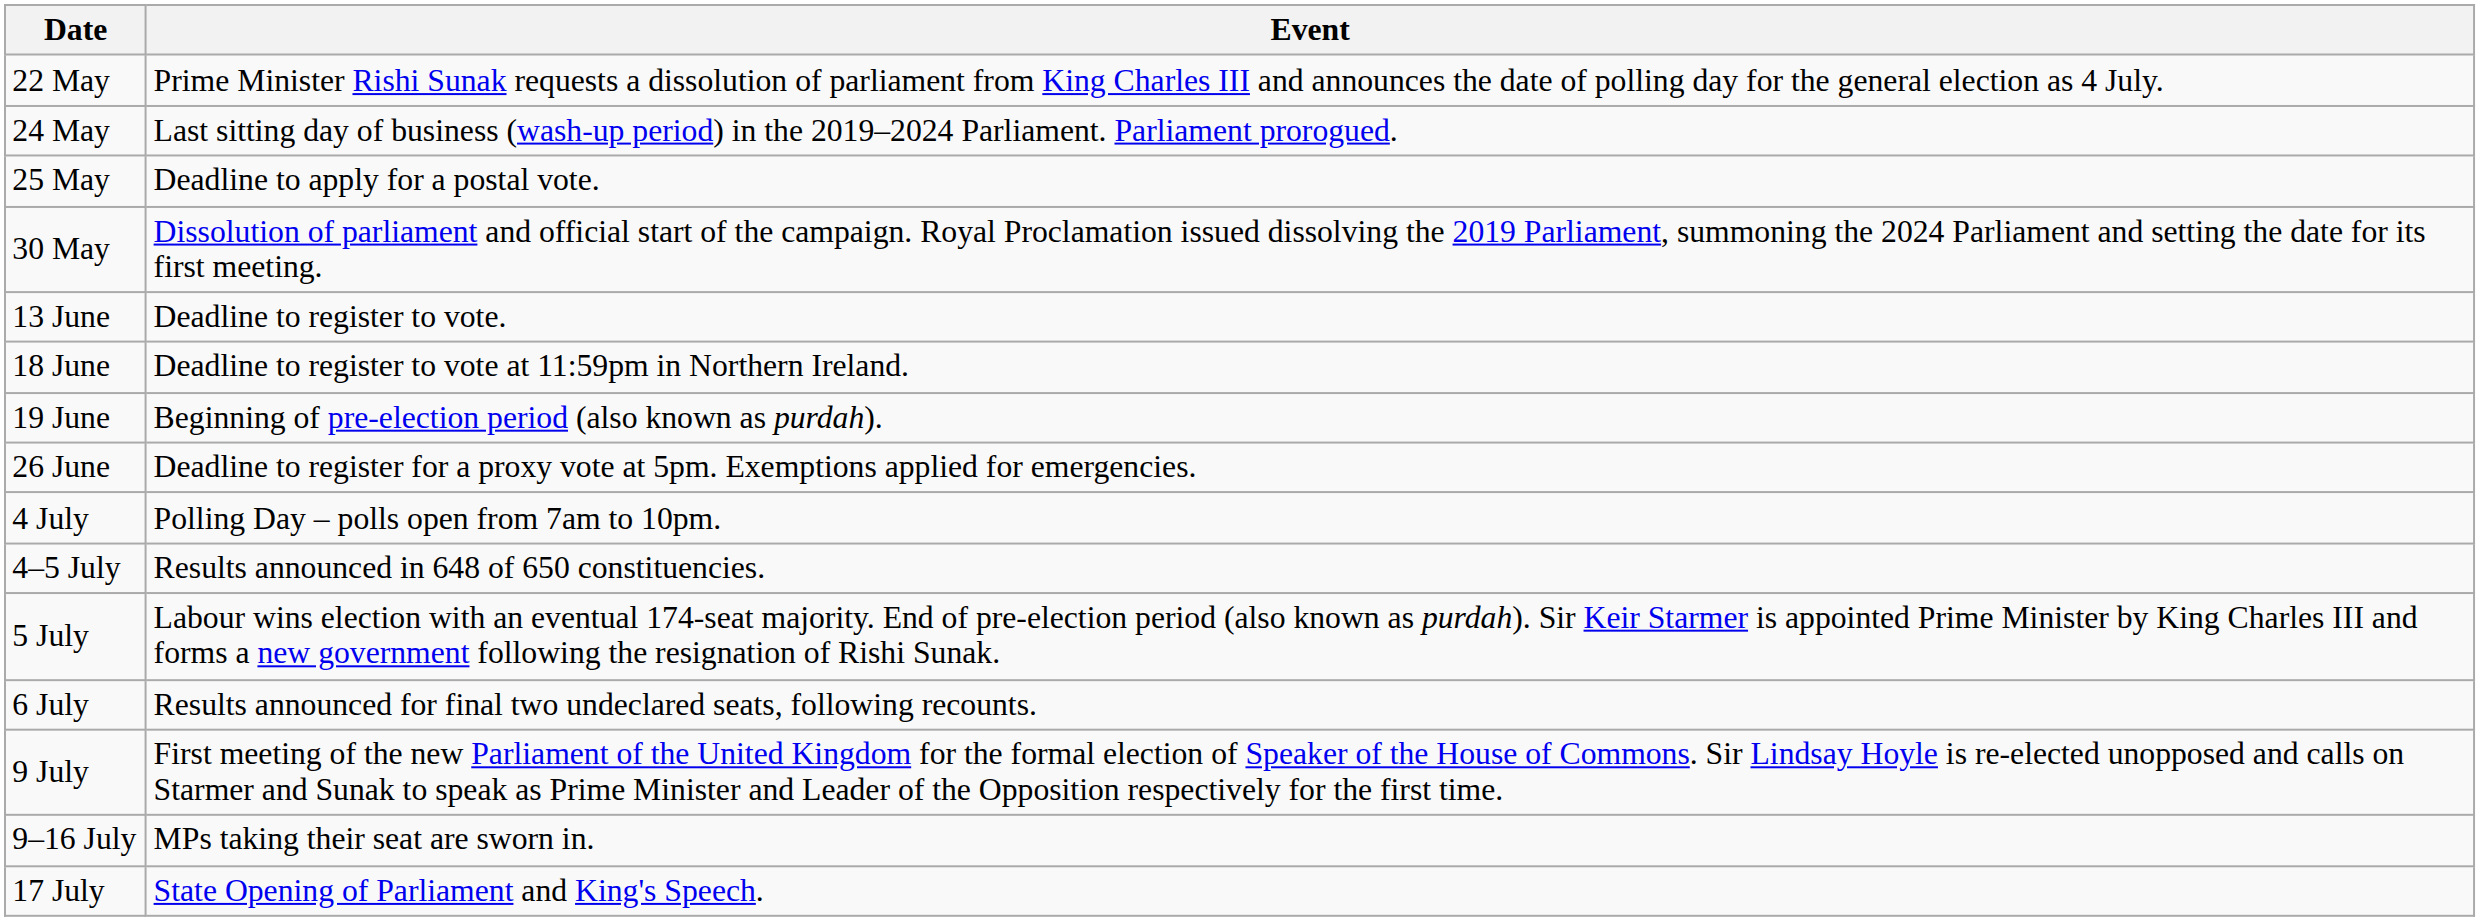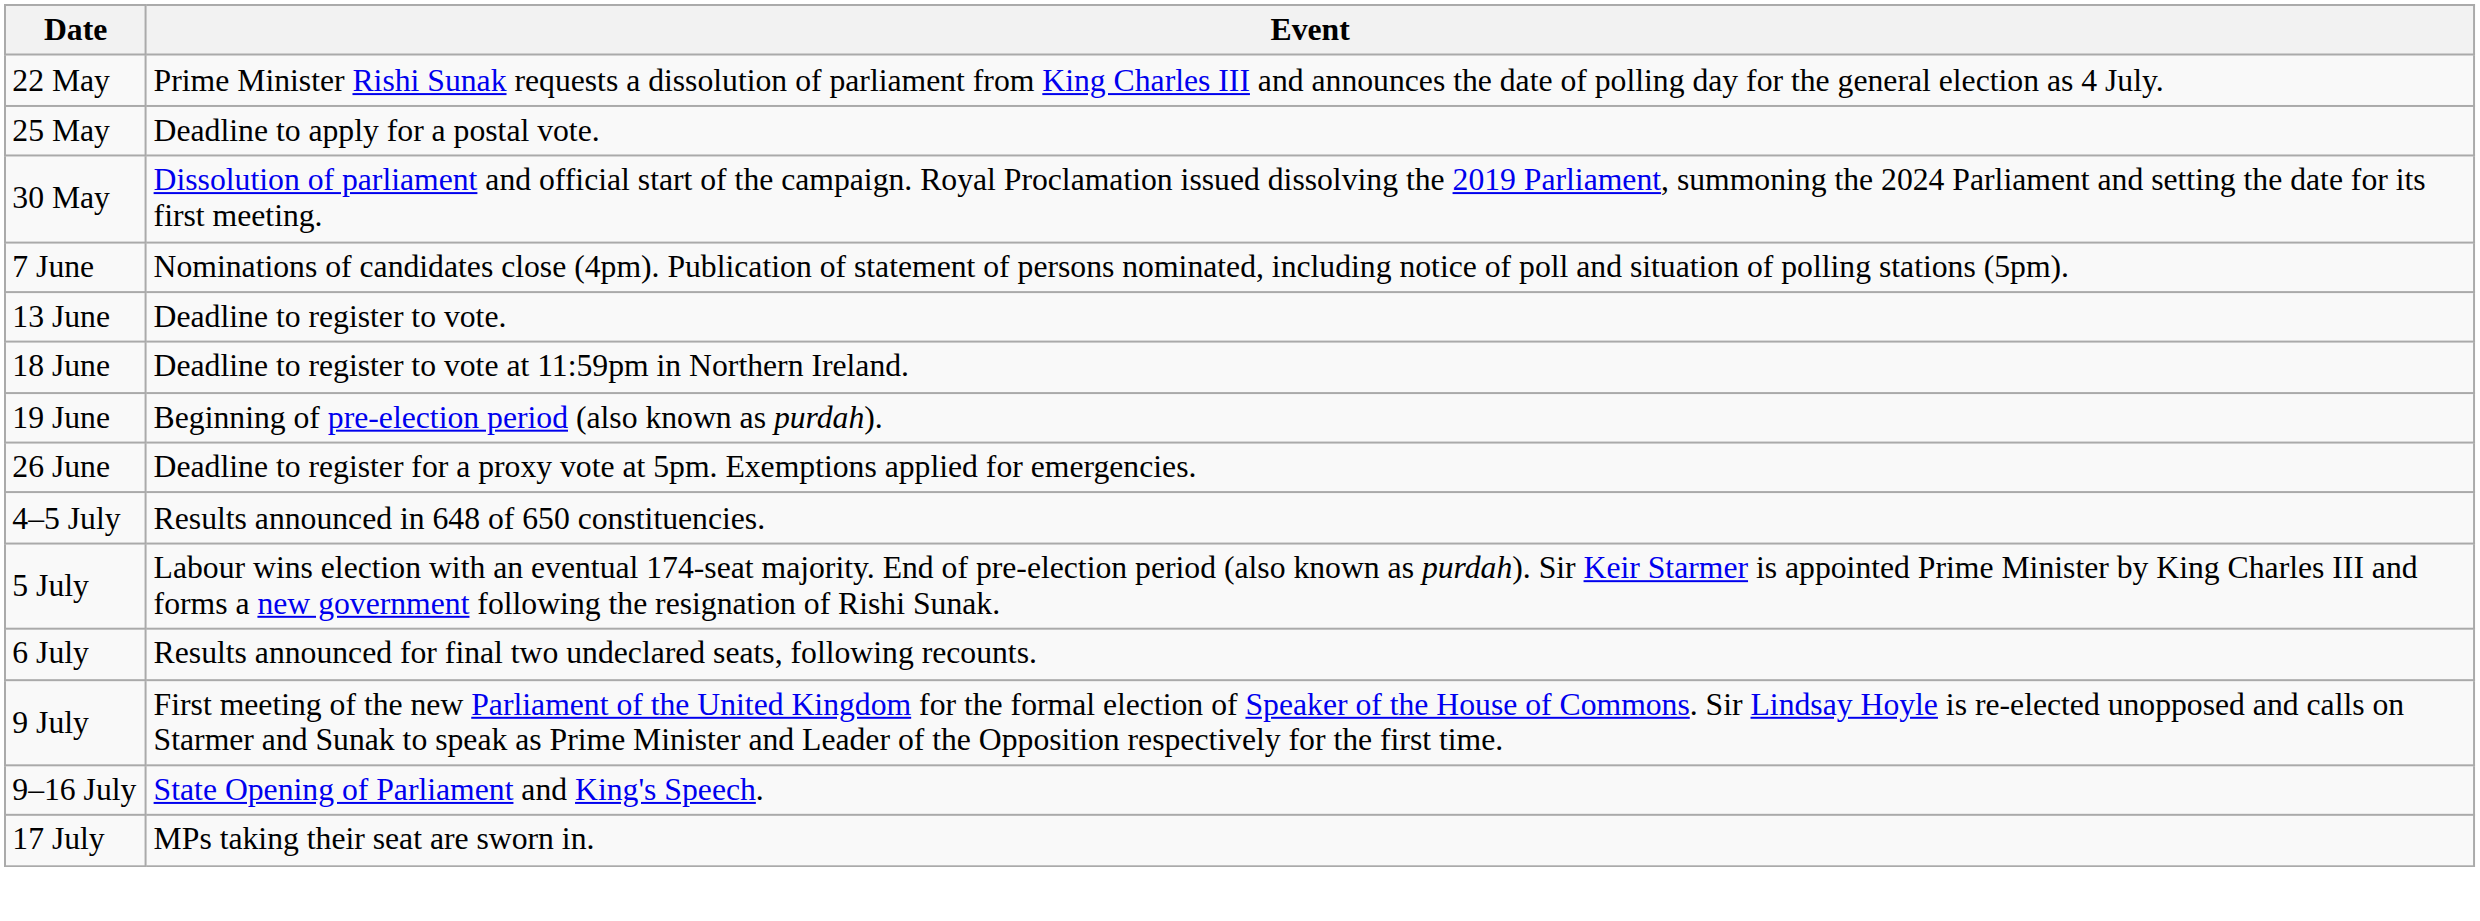- row: (61, 130)
+ row: (53, 266)
- row: (51, 517)
(374, 839) MPs taking their seat are sworn in. -> (459, 789) State Opening of Parliament and King's Speech.
(459, 890) State Opening of Parliament and King's Speech. -> (374, 839) MPs taking their seat are sworn in.
